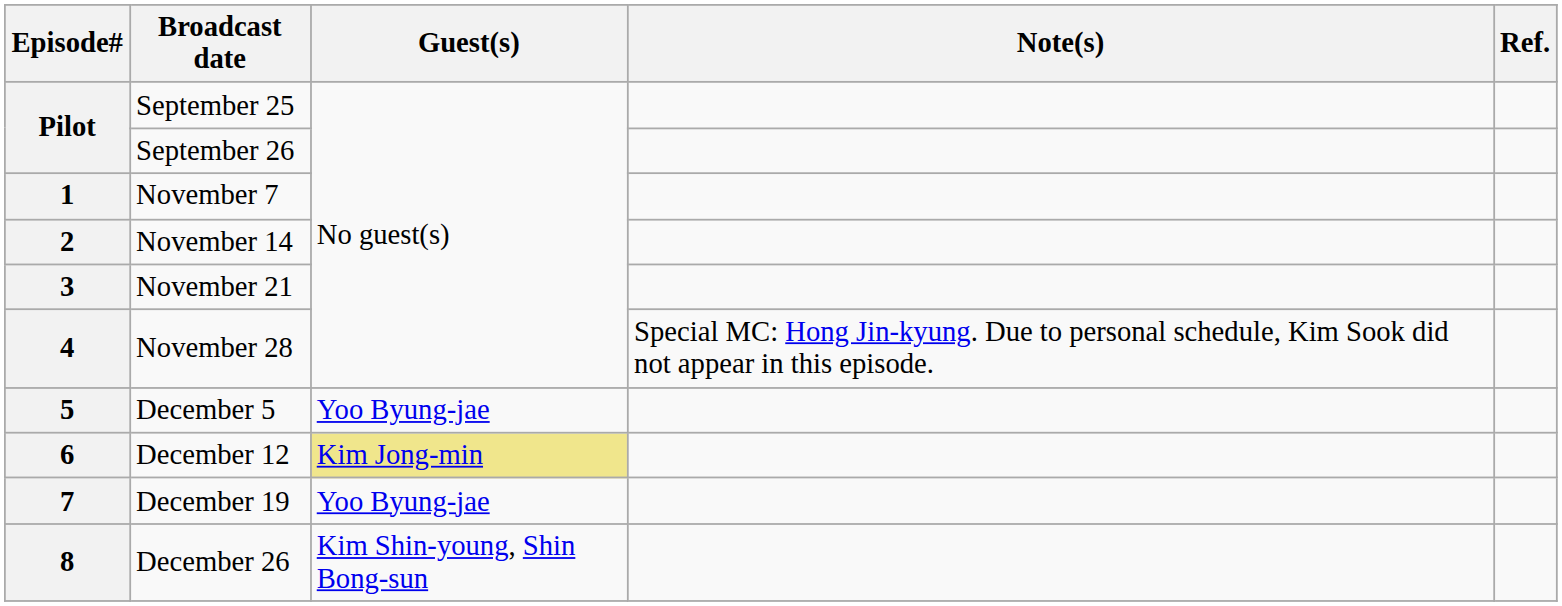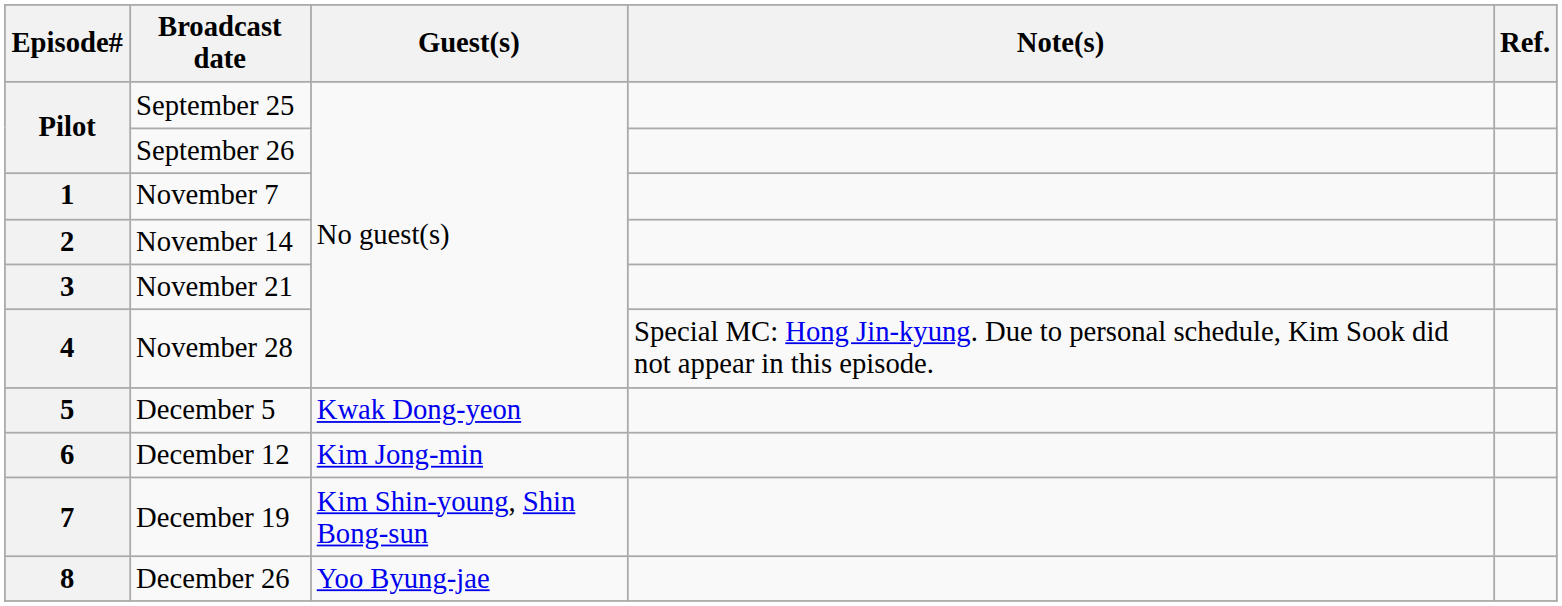(403, 409) Yoo Byung-jae -> (419, 409) Kwak Dong-yeon
(400, 455) khaki background -> (400, 455) no background
(403, 500) Yoo Byung-jae -> (446, 516) Kim Shin-young, Shin Bong-sun
(446, 561) Kim Shin-young, Shin Bong-sun -> (403, 578) Yoo Byung-jae
